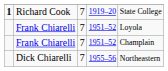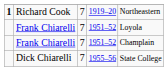(141, 12) State College -> (140, 12) Northeastern
(140, 58) Northeastern -> (141, 58) State College
